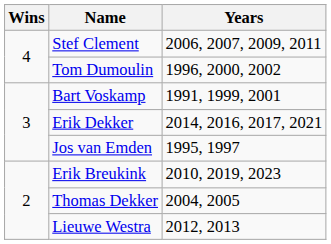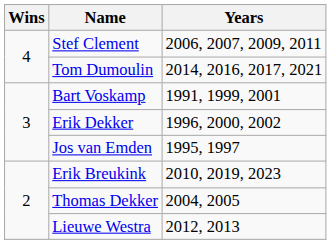(223, 69) 1996, 2000, 2002 -> (244, 69) 2014, 2016, 2017, 2021
(244, 122) 2014, 2016, 2017, 2021 -> (223, 122) 1996, 2000, 2002
